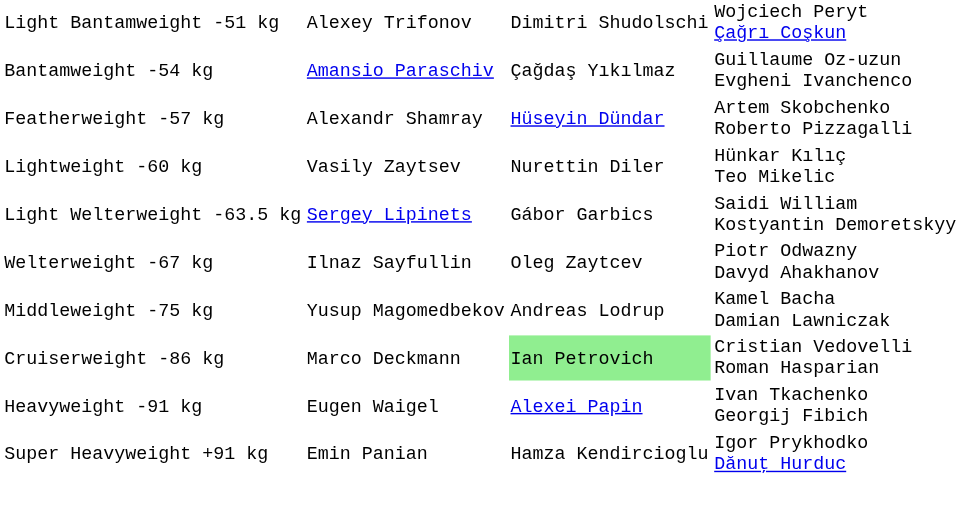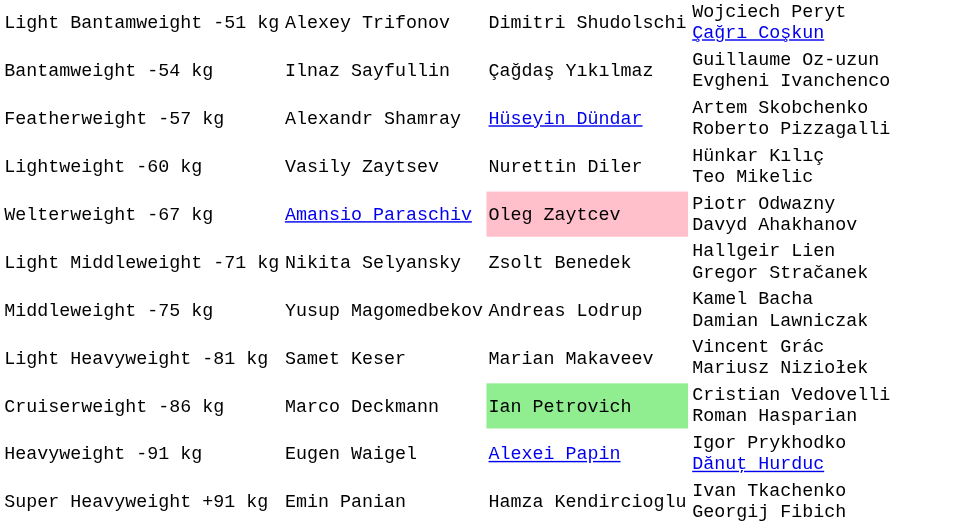(400, 70) Amansio Paraschiv -> (367, 70) Ilnaz Sayfullin
- row: (153, 214)
(389, 262) Ilnaz Sayfullin -> (378, 214) Amansio Paraschiv
(577, 262) no background -> (555, 214) pink background
+ row: (142, 262)
+ row: (136, 358)
(791, 406) Ivan Tkachenko Georgij Fibich -> (769, 454) Igor Prykhodko Dănuţ Hurduc
(791, 454) Igor Prykhodko Dănuţ Hurduc -> (769, 502) Ivan Tkachenko Georgij Fibich
